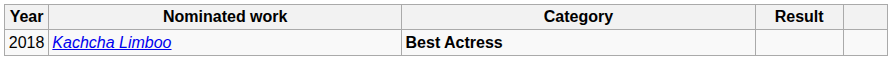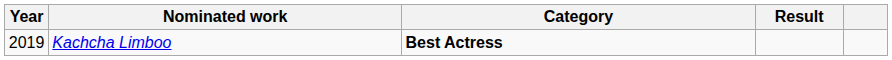(27, 42) 2018 -> (27, 42) 2019
